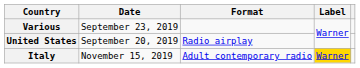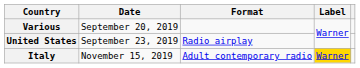(130, 26) September 23, 2019 -> (130, 26) September 20, 2019
(130, 41) September 20, 2019 -> (130, 41) September 23, 2019
